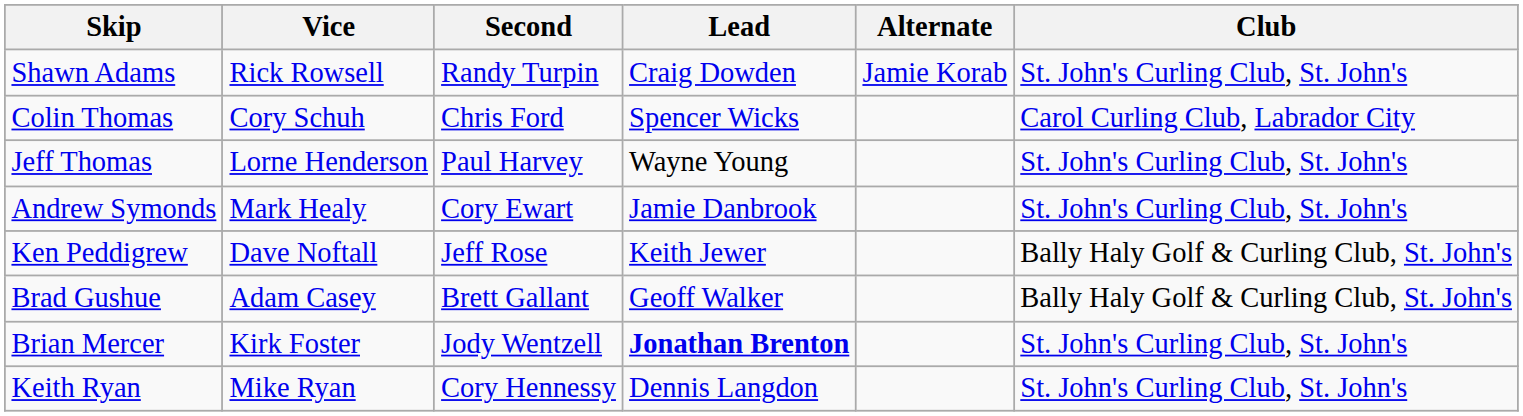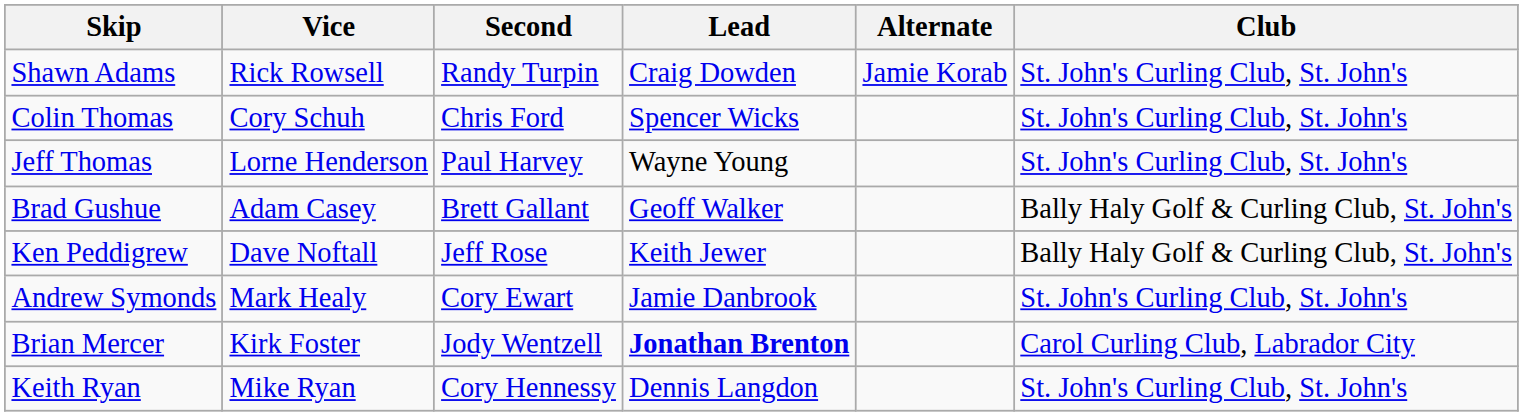(1218, 117) Carol Curling Club, Labrador City -> (1214, 117) St. John's Curling Club, St. John's
rows swapped: (86, 298) <-> (114, 207)
(1214, 343) St. John's Curling Club, St. John's -> (1218, 343) Carol Curling Club, Labrador City
